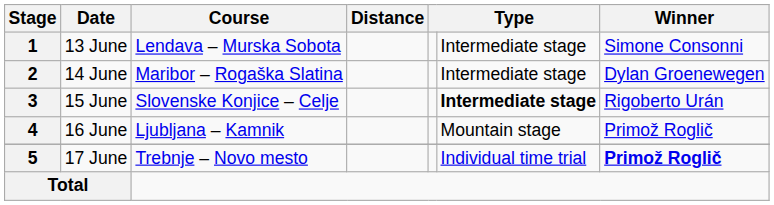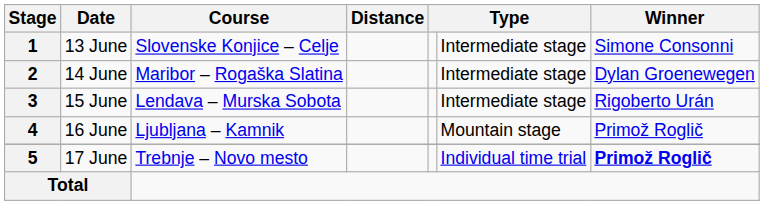(238, 46) Lendava – Murska Sobota -> (237, 46) Slovenske Konjice – Celje
(237, 102) Slovenske Konjice – Celje -> (238, 102) Lendava – Murska Sobota
(518, 102) bold -> (513, 102) normal
